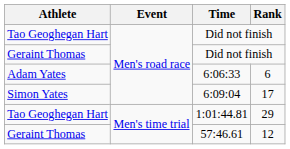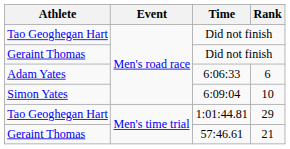(268, 94) 17 -> (268, 94) 10
(268, 134) 12 -> (268, 134) 21
